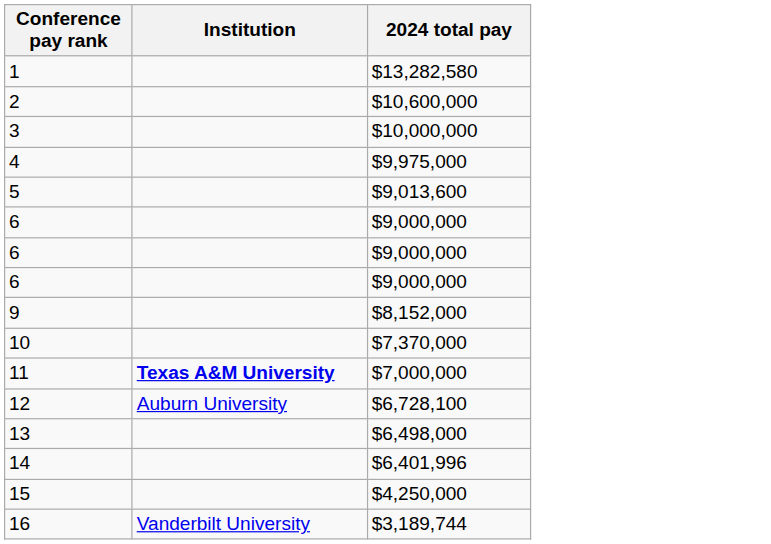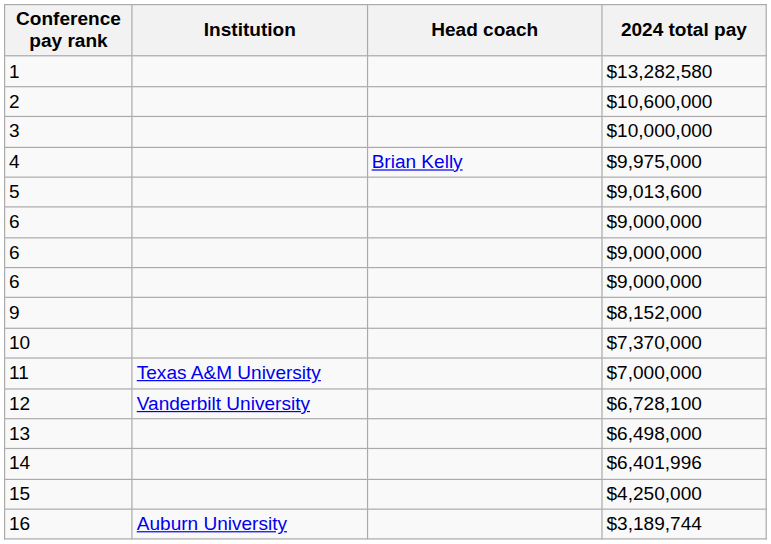+ column: (485, 30)
(236, 373) bold -> (229, 373) normal
(212, 403) Auburn University -> (223, 403) Vanderbilt University
(223, 524) Vanderbilt University -> (212, 524) Auburn University
